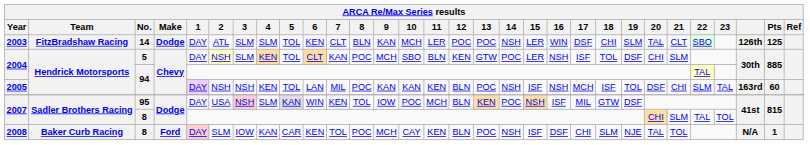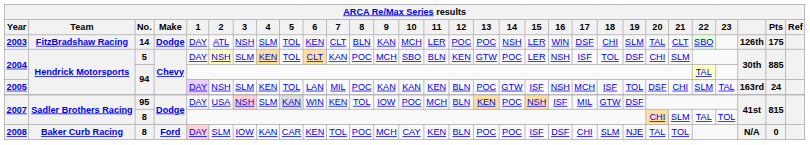(245, 42) SLM -> (245, 42) NSH
(775, 42) 125 -> (776, 42) 175
(245, 87) NSH -> (245, 87) SLM
(511, 87) NSH -> (512, 87) GTW
(775, 87) 60 -> (776, 87) 24
(511, 132) NSH -> (512, 132) POC
(775, 132) 1 -> (776, 132) 0
